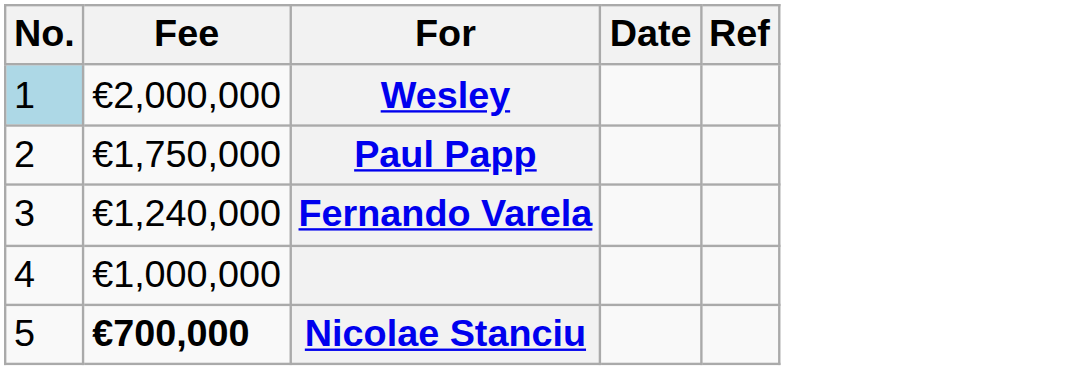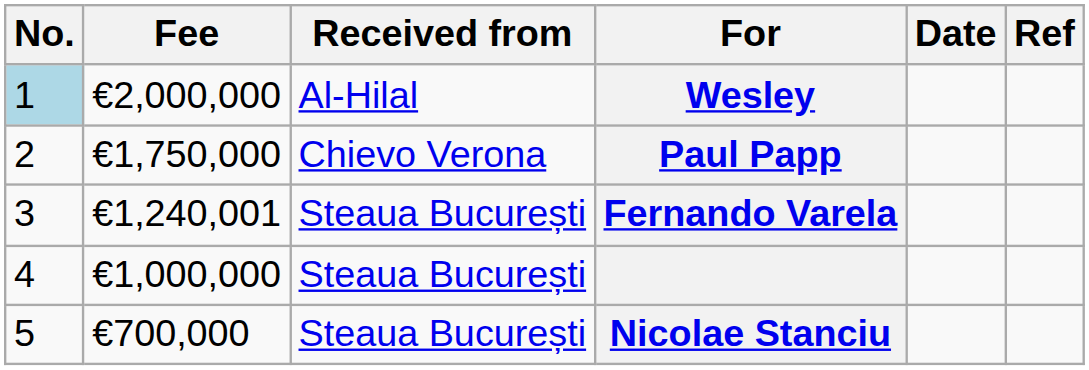+ column: (442, 34)
(187, 214) €1,240,000 -> (187, 214) €1,240,001
(171, 333) bold -> (171, 333) normal
